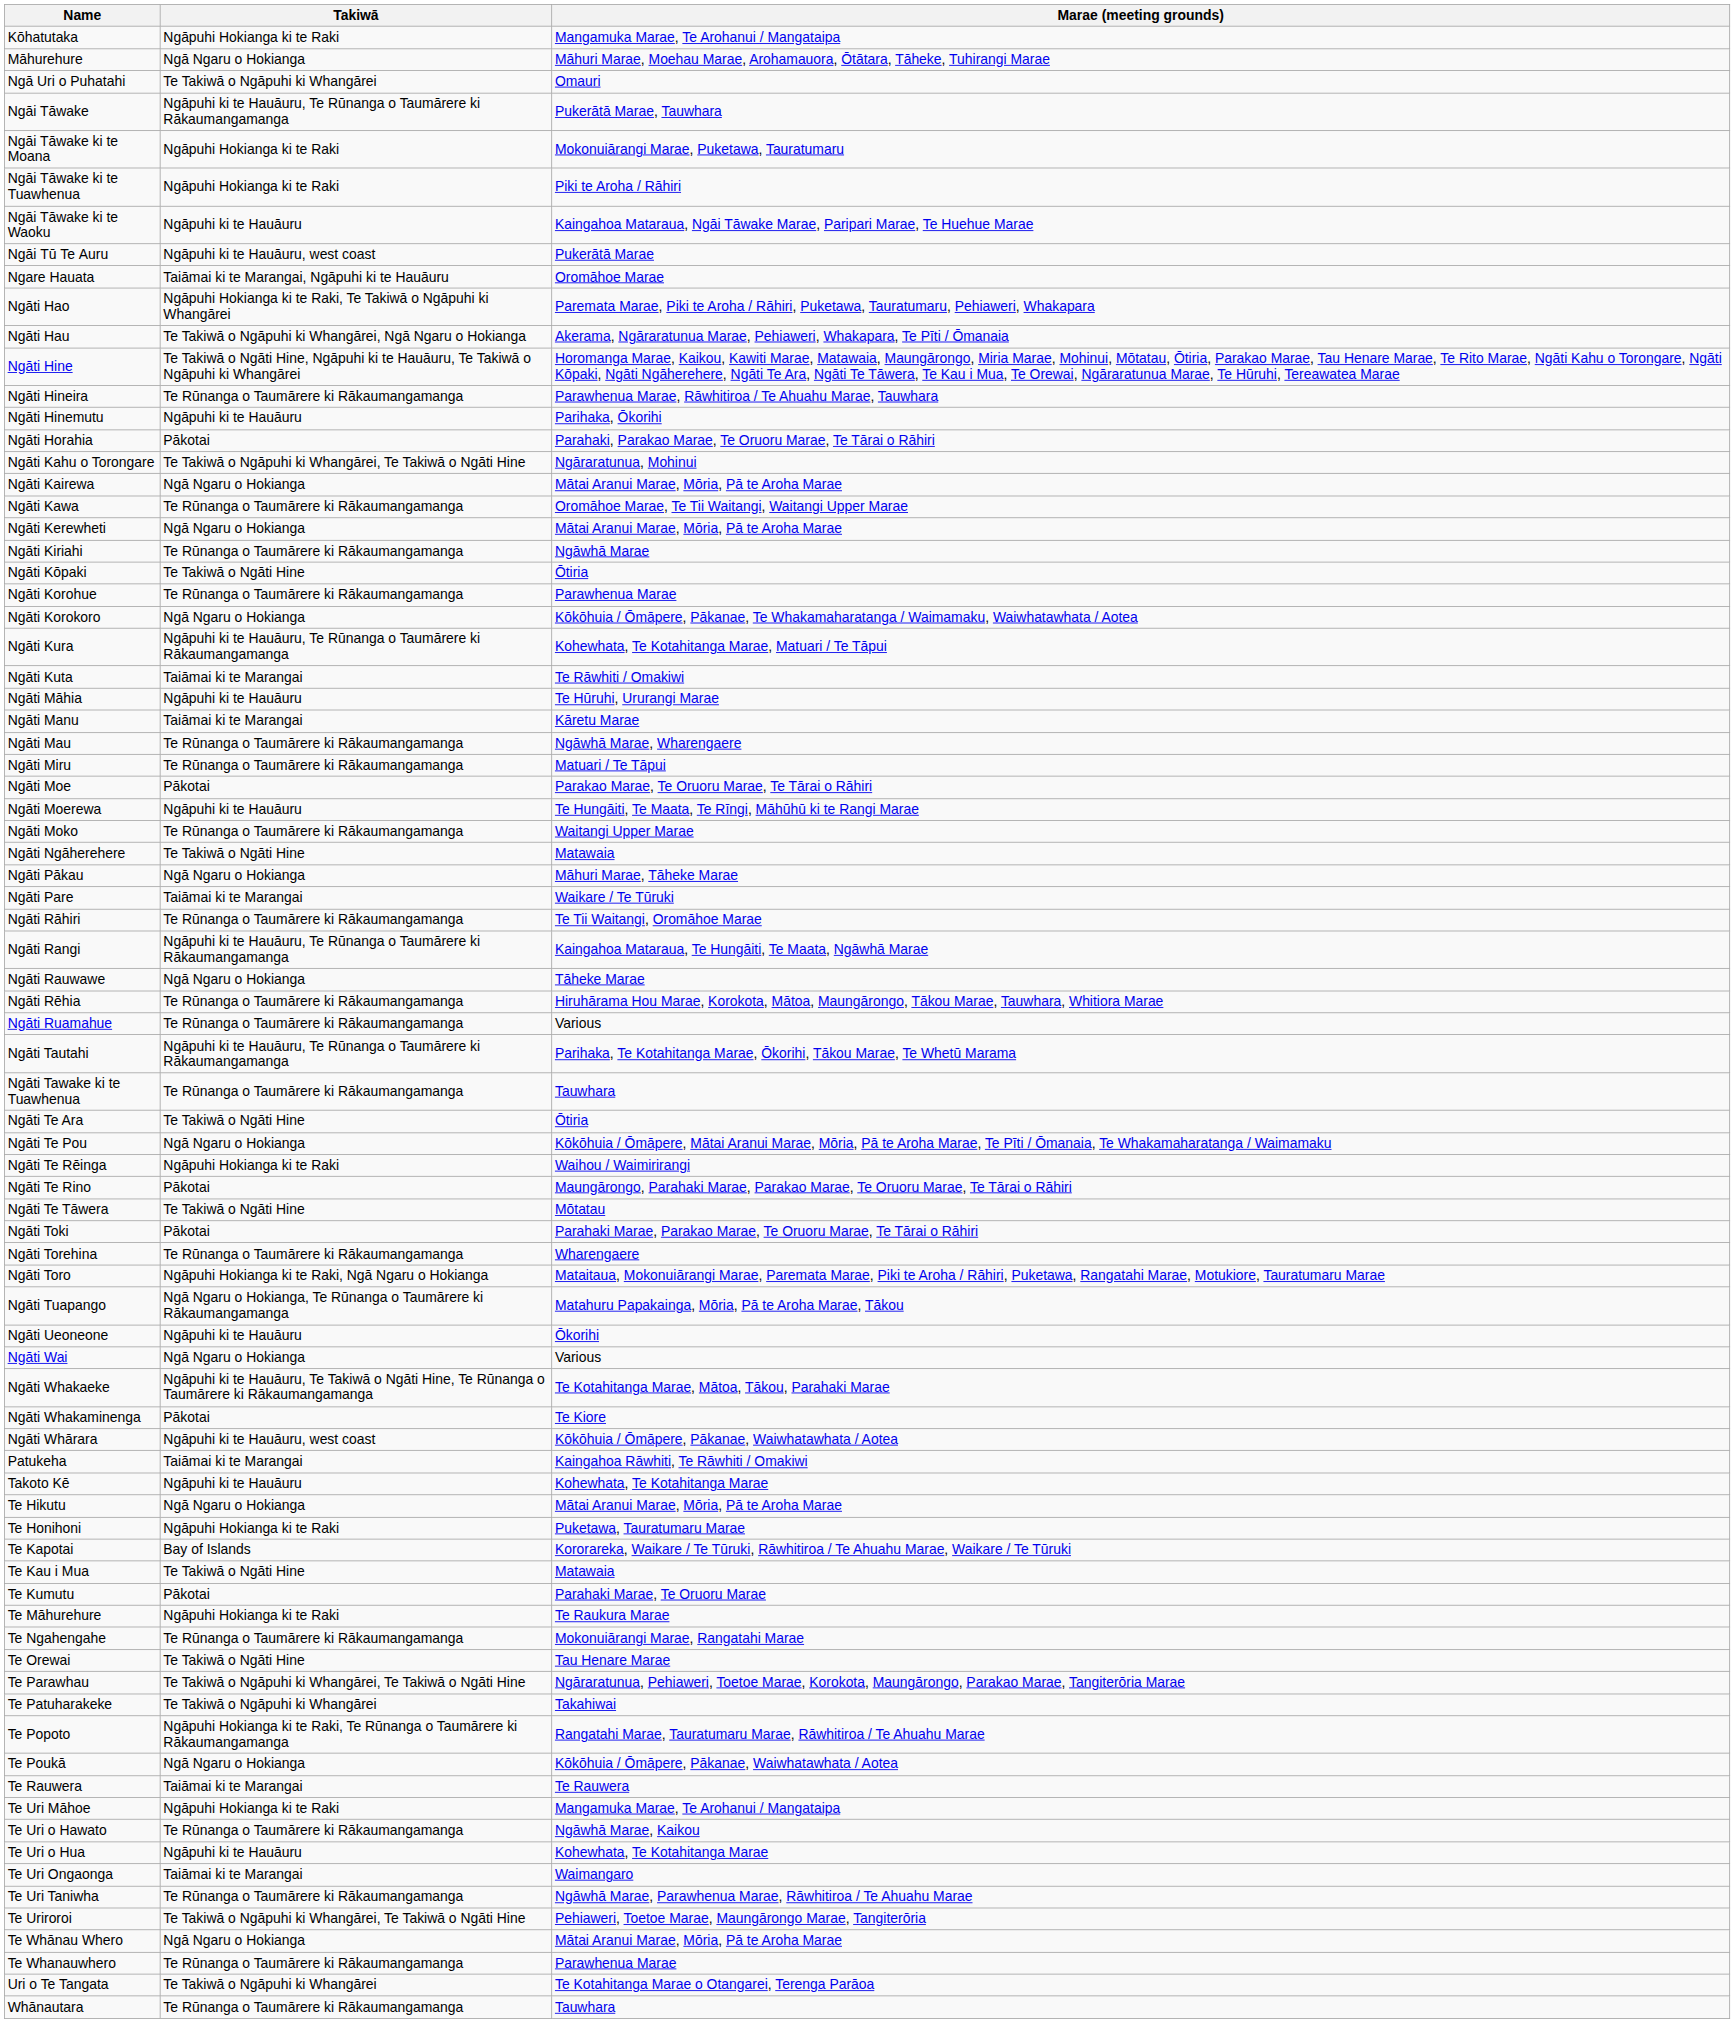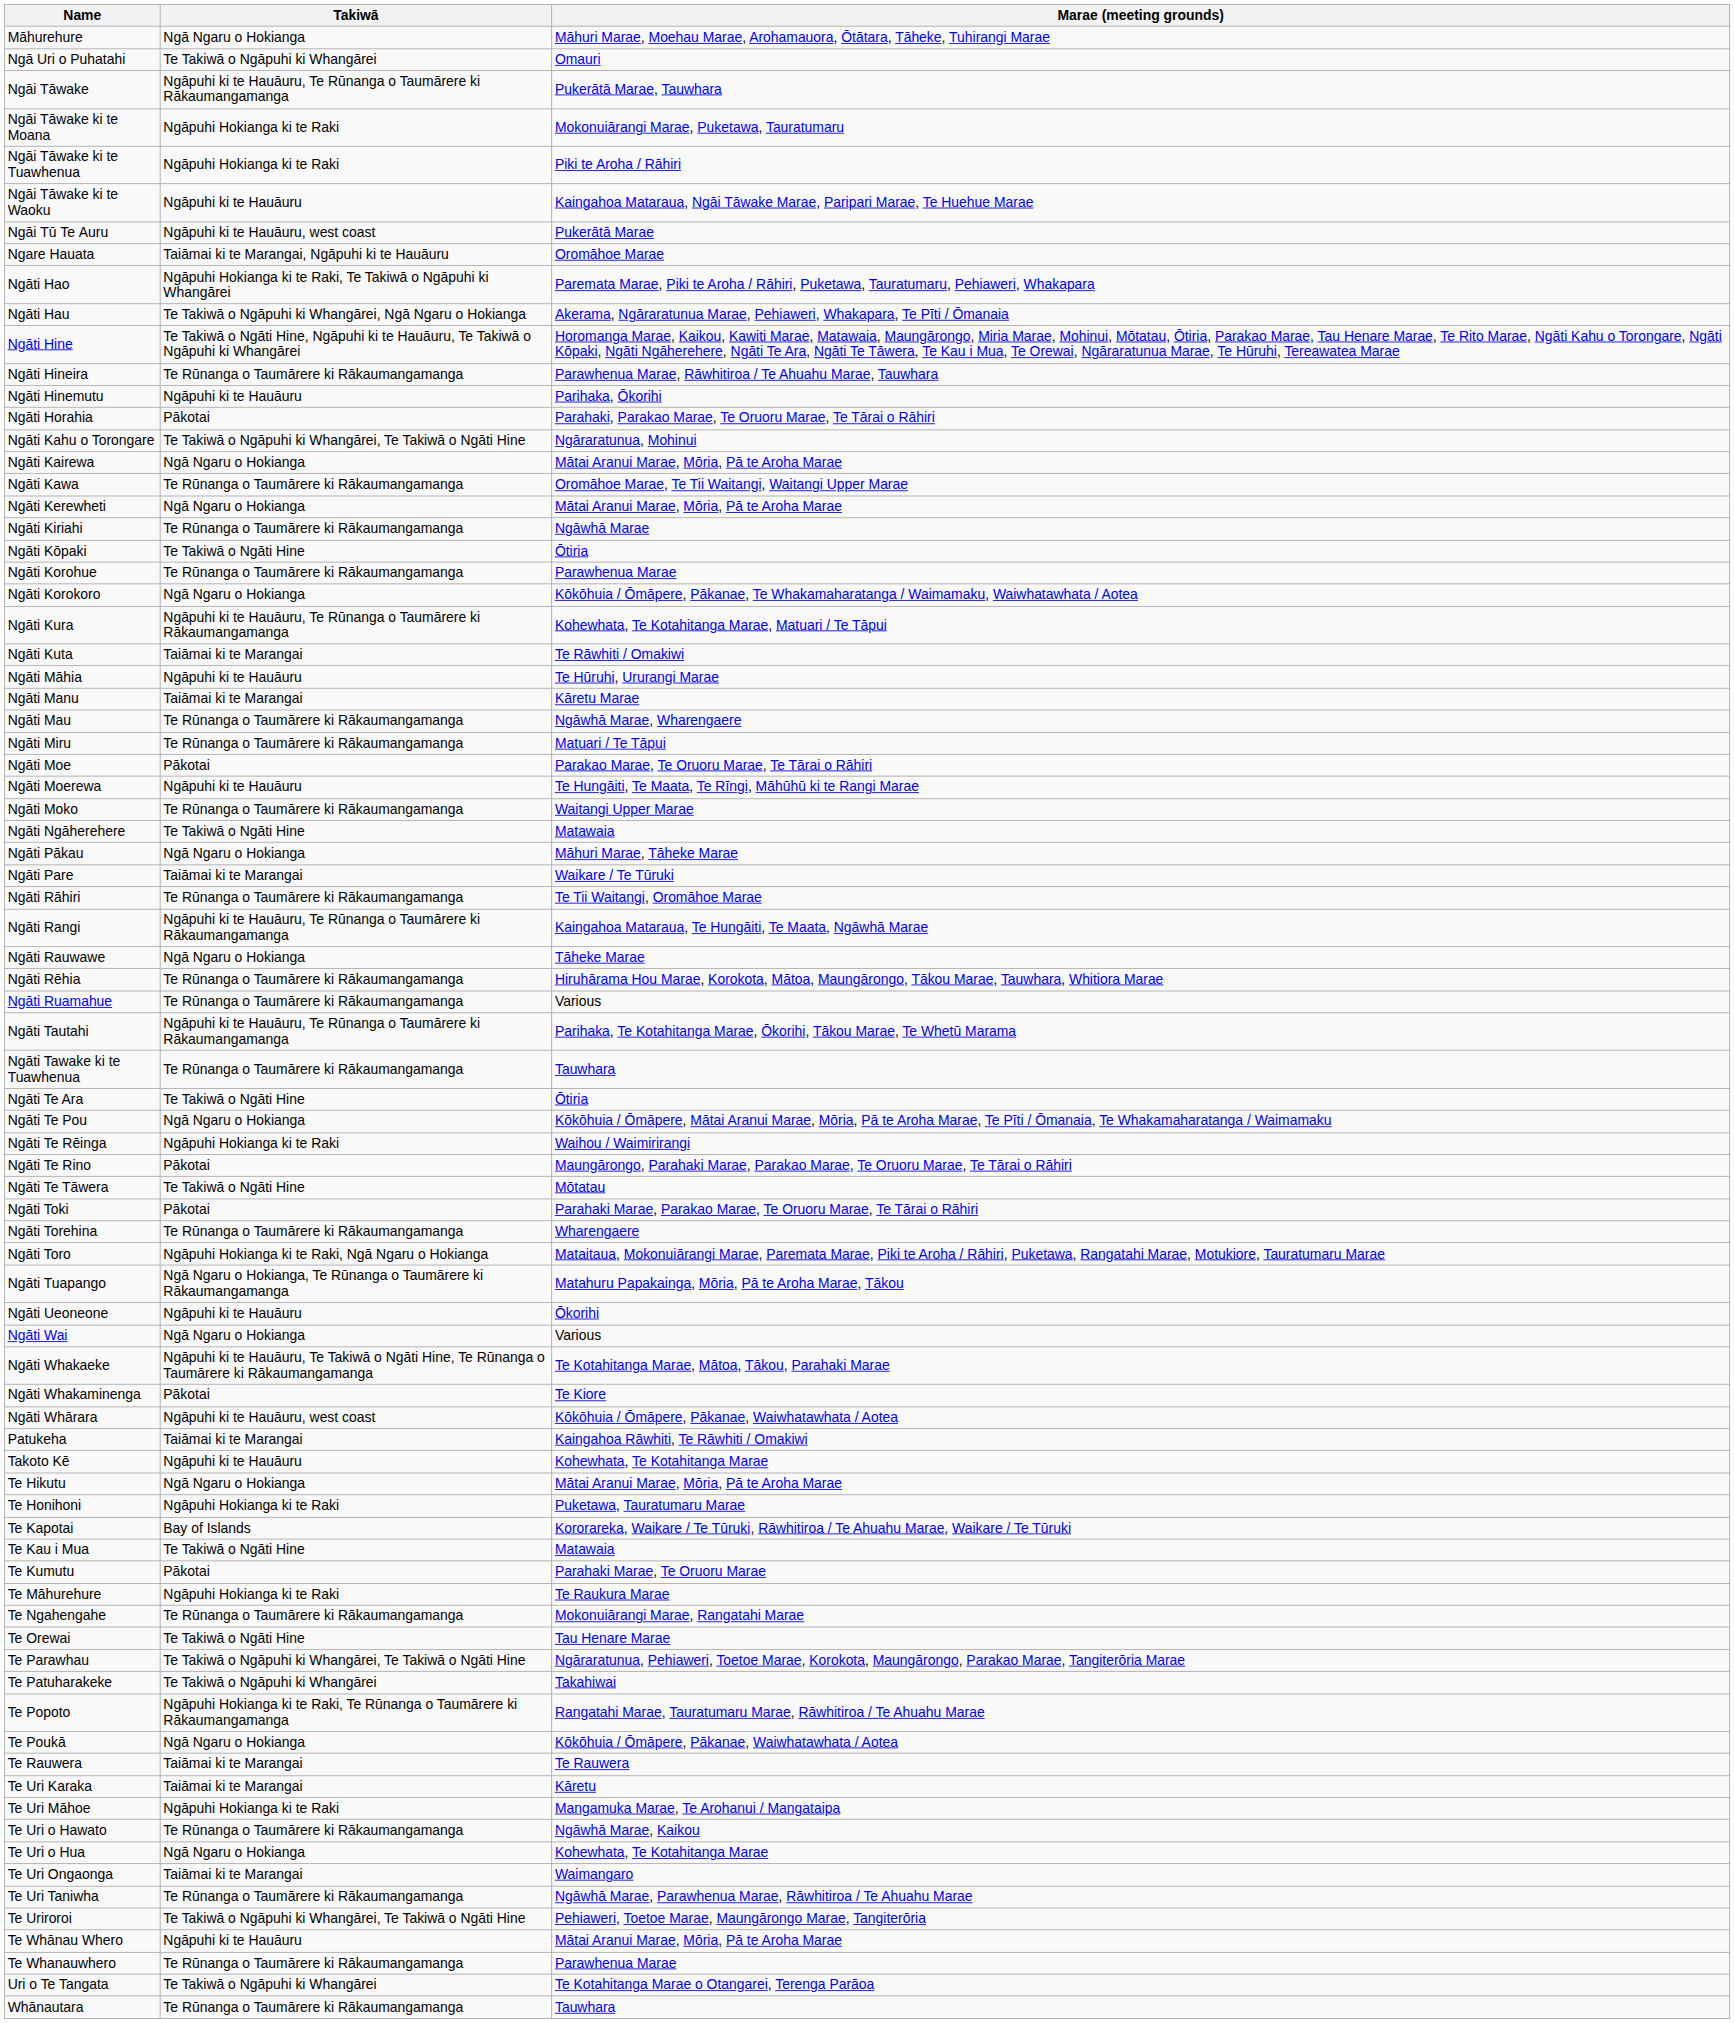- row: (43, 37)
+ row: (50, 1786)
(233, 1852) Ngāpuhi ki te Hauāuru -> (234, 1852) Ngā Ngaru o Hokianga
(234, 1941) Ngā Ngaru o Hokianga -> (233, 1941) Ngāpuhi ki te Hauāuru
